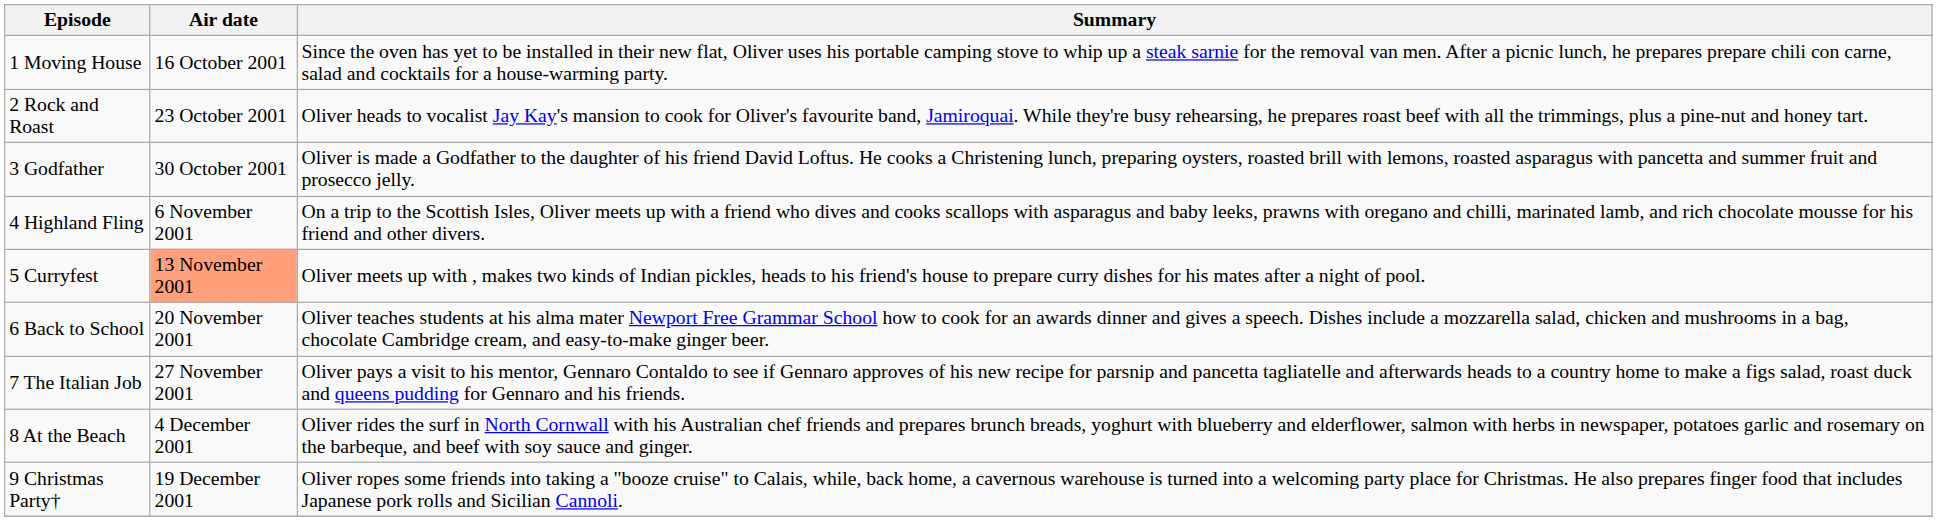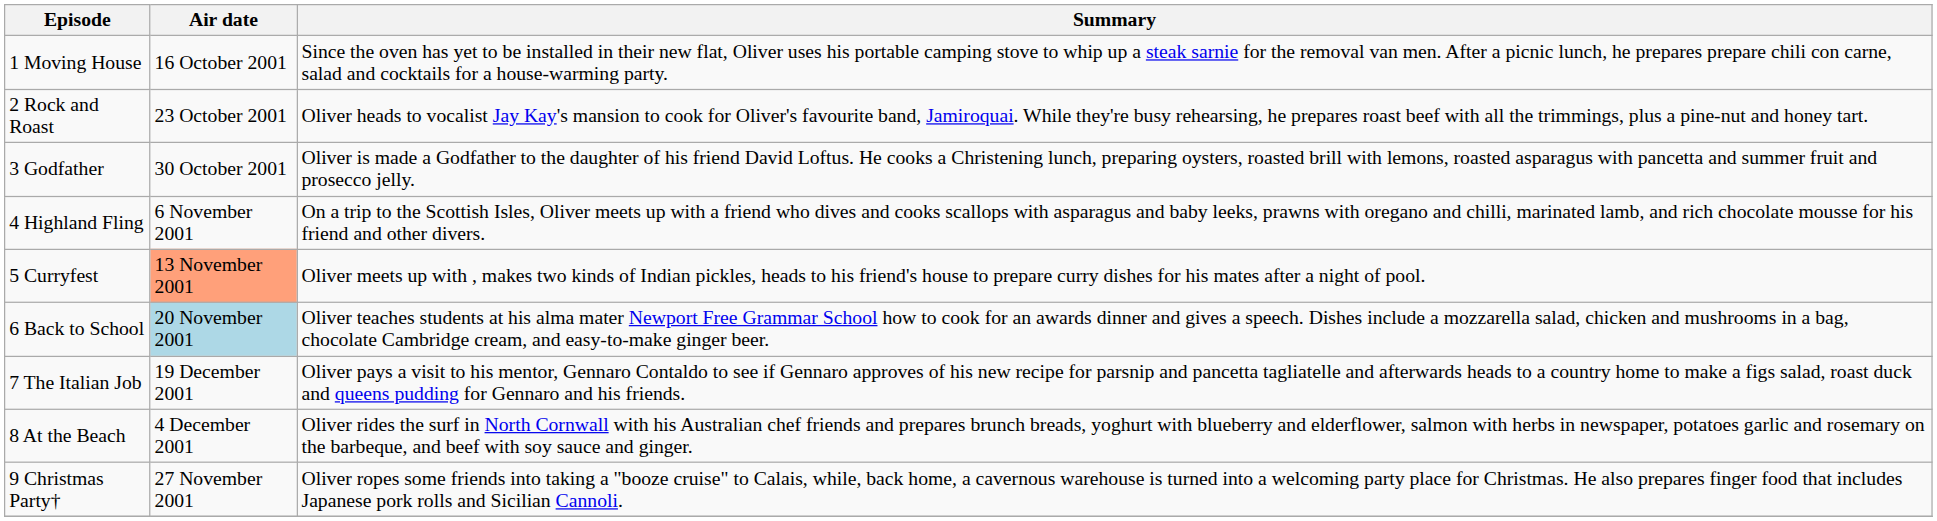(208, 329) no background -> (208, 329) lightblue background
(208, 382) 27 November 2001 -> (207, 382) 19 December 2001
(207, 489) 19 December 2001 -> (208, 489) 27 November 2001
